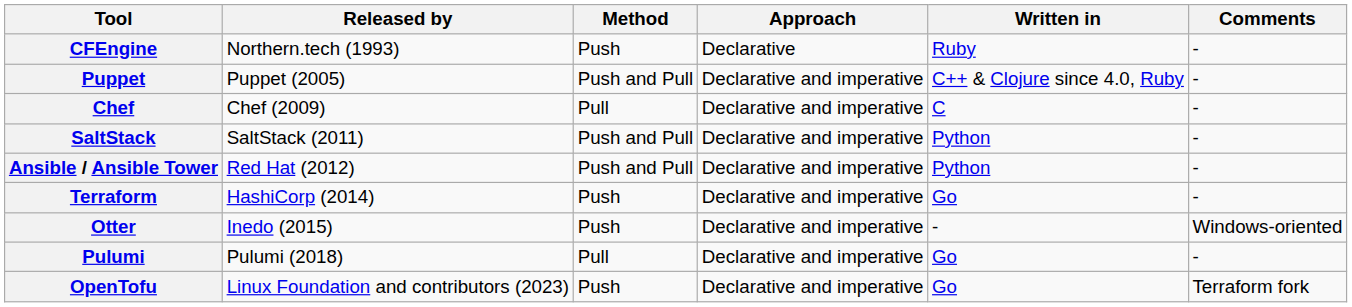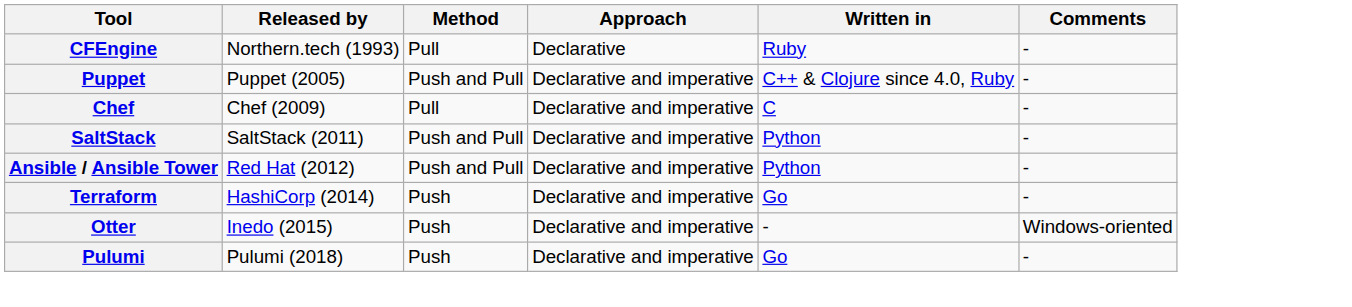(599, 49) Push -> (424, 49) Pull
(593, 256) Pull -> (429, 256) Push
- row: (113, 286)
